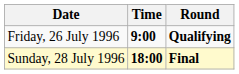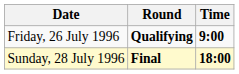columns swapped: (147, 15) <-> (200, 15)
